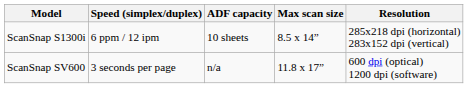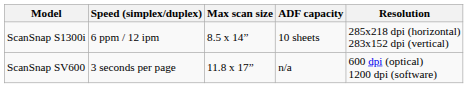columns swapped: (310, 13) <-> (240, 13)
